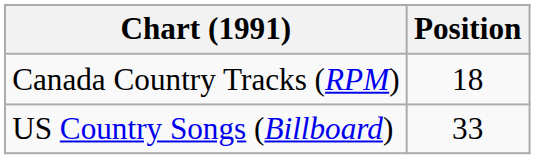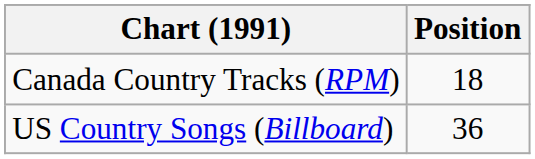(468, 128) 33 -> (468, 128) 36
